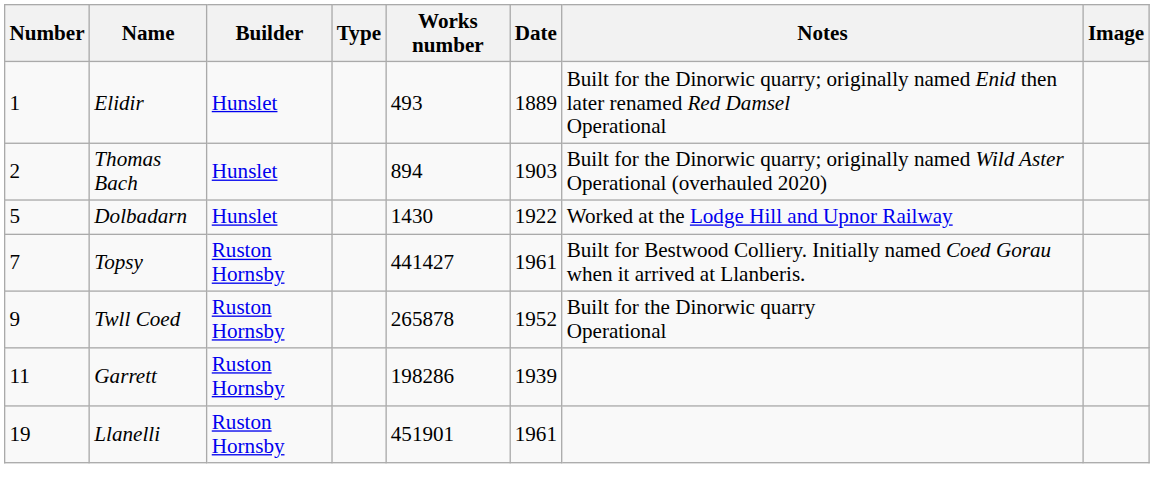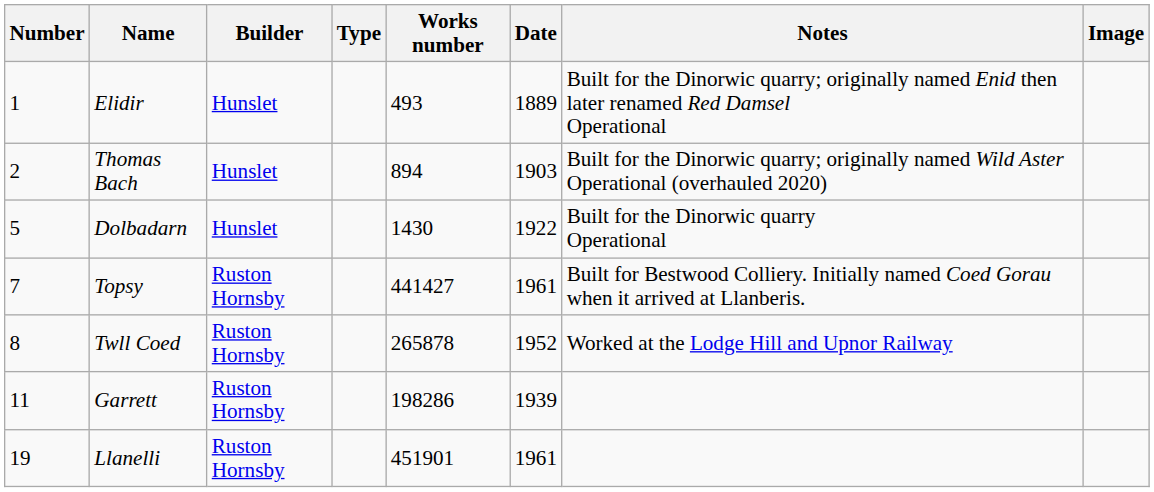(760, 216) Worked at the Lodge Hill and Upnor Railway -> (691, 228) Built for the Dinorwic quarry Operational
(15, 319) 9 -> (15, 343) 8
(691, 319) Built for the Dinorwic quarry Operational -> (760, 343) Worked at the Lodge Hill and Upnor Railway
